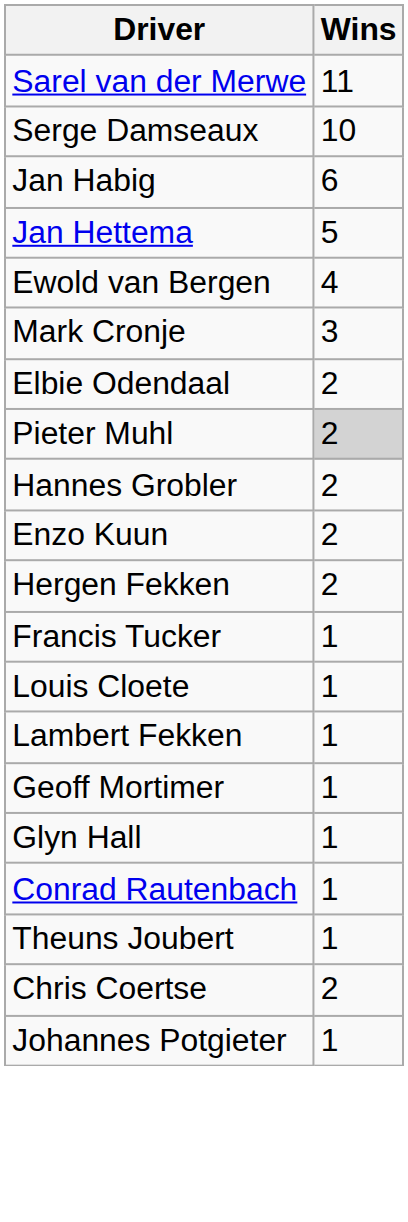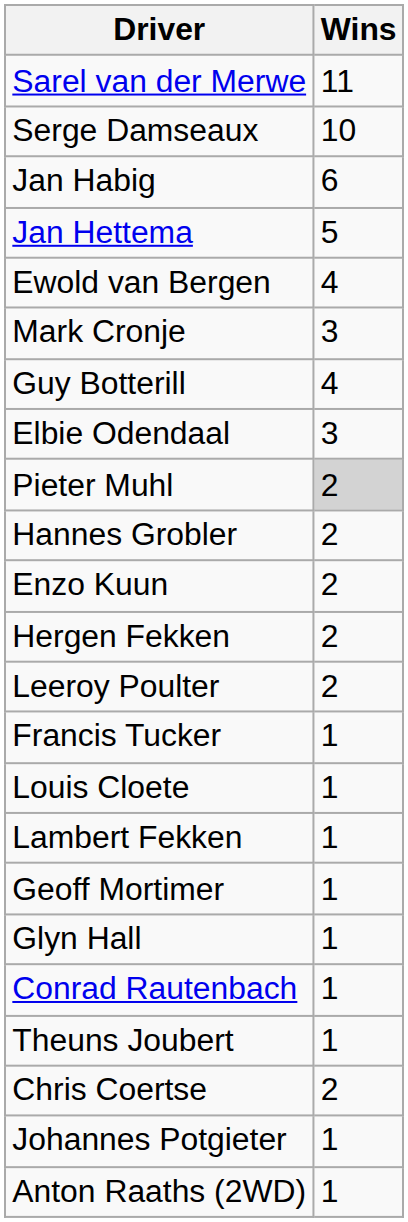+ row: (99, 383)
(330, 383) 2 -> (330, 433) 3
+ row: (116, 686)
+ row: (159, 1191)
